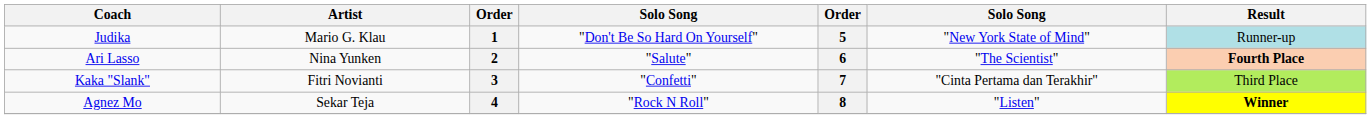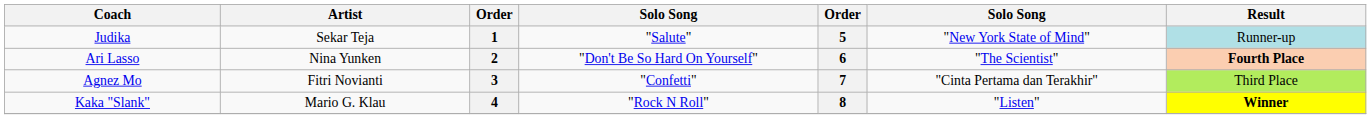(345, 37) Mario G. Klau -> (345, 37) Sekar Teja
(668, 37) "Don't Be So Hard On Yourself" -> (668, 37) "Salute"
(668, 59) "Salute" -> (668, 59) "Don't Be So Hard On Yourself"
(112, 80) Kaka "Slank" -> (112, 80) Agnez Mo
(112, 102) Agnez Mo -> (112, 102) Kaka "Slank"
(345, 102) Sekar Teja -> (345, 102) Mario G. Klau
